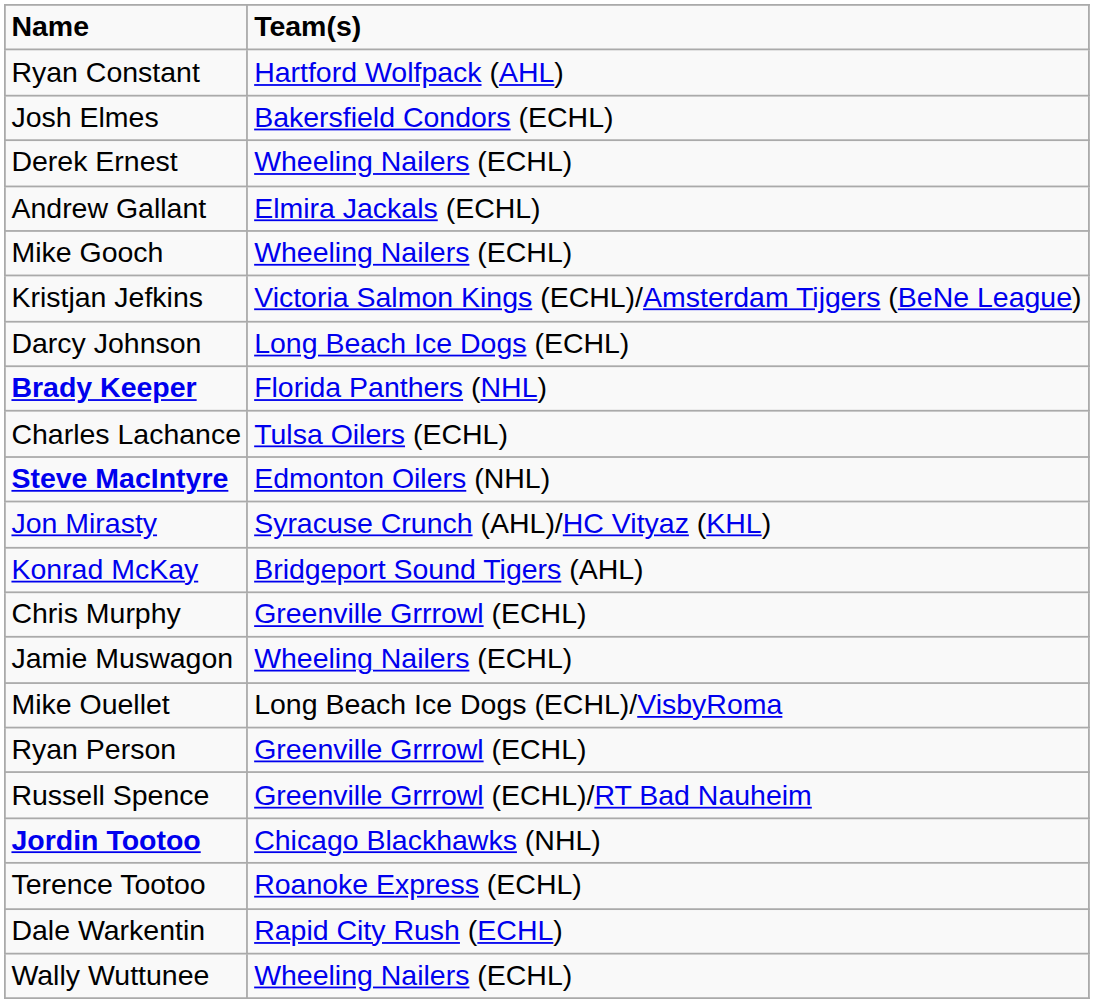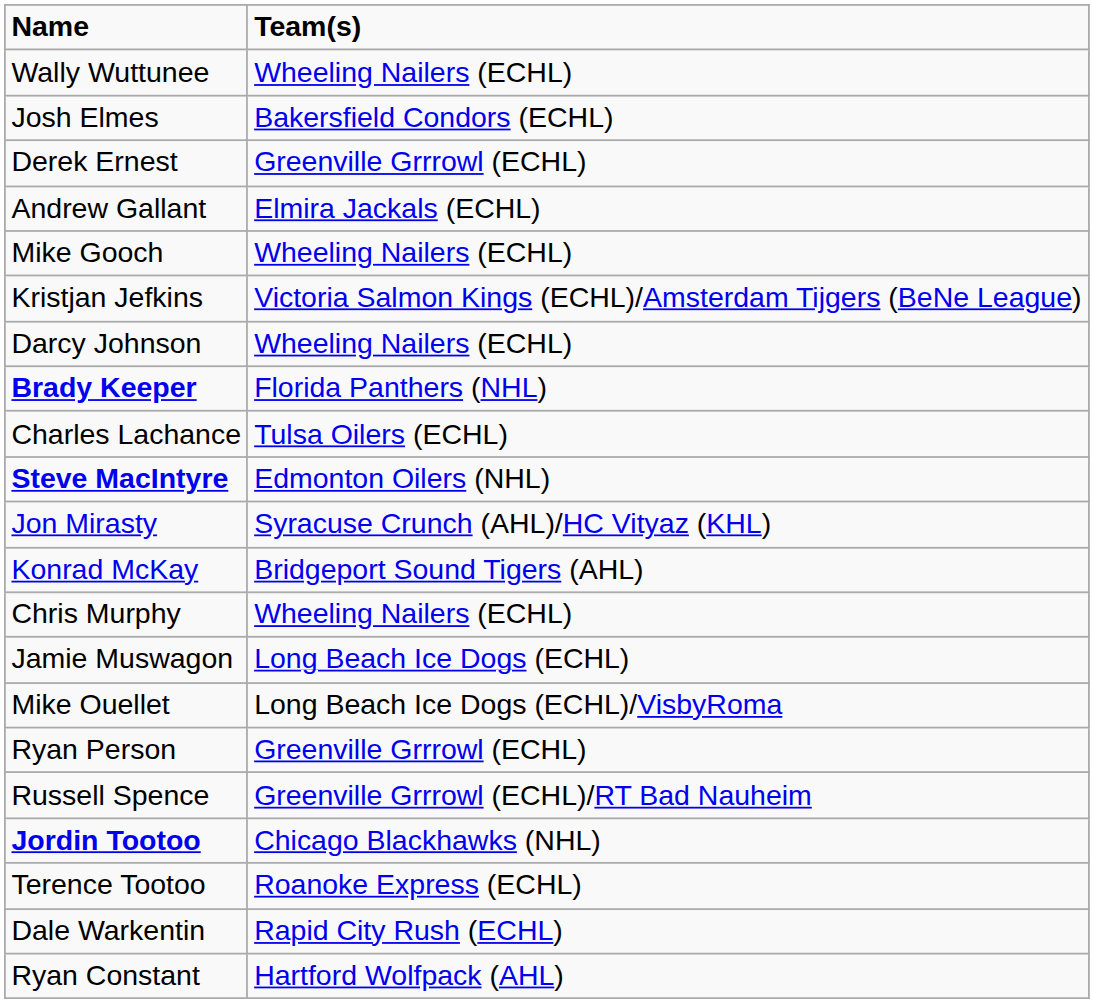rows swapped: (106, 72) <-> (110, 975)
(413, 162) Wheeling Nailers (ECHL) -> (420, 162) Greenville Grrrowl (ECHL)
(442, 343) Long Beach Ice Dogs (ECHL) -> (413, 343) Wheeling Nailers (ECHL)
(420, 614) Greenville Grrrowl (ECHL) -> (413, 614) Wheeling Nailers (ECHL)
(413, 659) Wheeling Nailers (ECHL) -> (442, 659) Long Beach Ice Dogs (ECHL)
